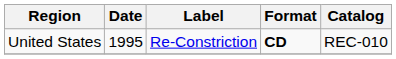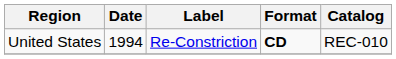(126, 41) 1995 -> (126, 41) 1994
